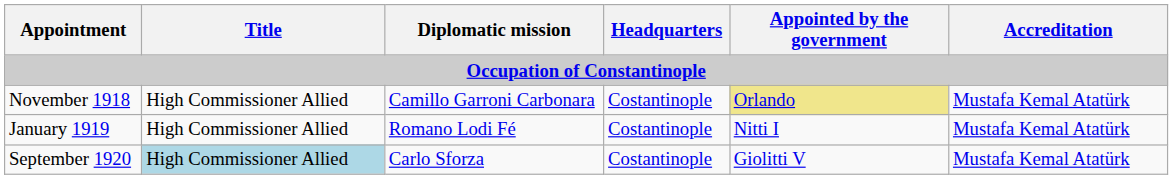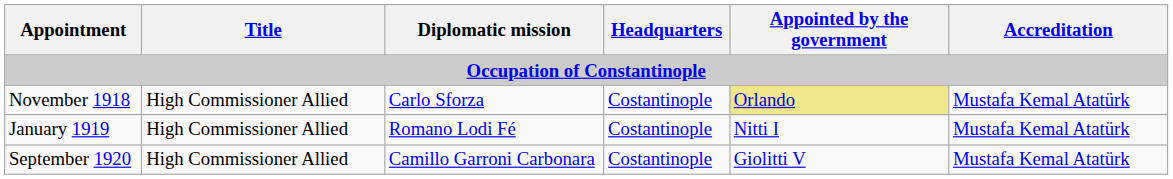(492, 99) Camillo Garroni Carbonara -> (436, 99) Carlo Sforza
(247, 159) lightblue background -> (247, 159) no background
(436, 159) Carlo Sforza -> (492, 159) Camillo Garroni Carbonara
